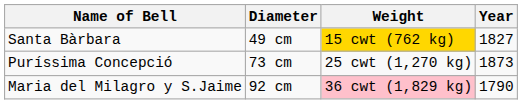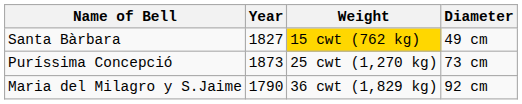columns swapped: (283, 16) <-> (496, 16)
(398, 87) pink background -> (364, 87) no background
